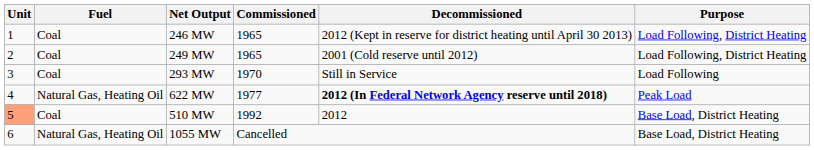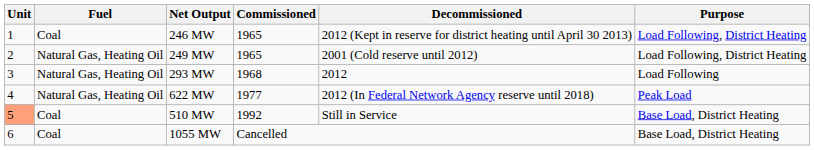(49, 54) Coal -> (100, 54) Natural Gas, Heating Oil
(49, 74) Coal -> (100, 74) Natural Gas, Heating Oil
(249, 74) 1970 -> (249, 74) 1968
(359, 74) Still in Service -> (334, 74) 2012
(464, 94) bold -> (458, 94) normal
(334, 114) 2012 -> (359, 114) Still in Service
(100, 134) Natural Gas, Heating Oil -> (49, 134) Coal
